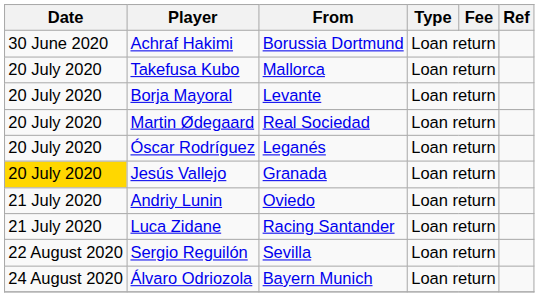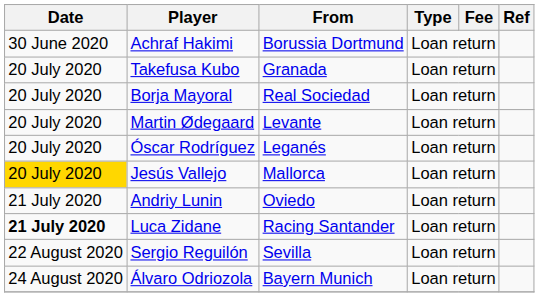(294, 69) Mallorca -> (295, 69) Granada
(292, 95) Levante -> (316, 95) Real Sociedad
(316, 122) Real Sociedad -> (292, 122) Levante
(295, 174) Granada -> (294, 174) Mallorca
(55, 226) normal -> (57, 226) bold
